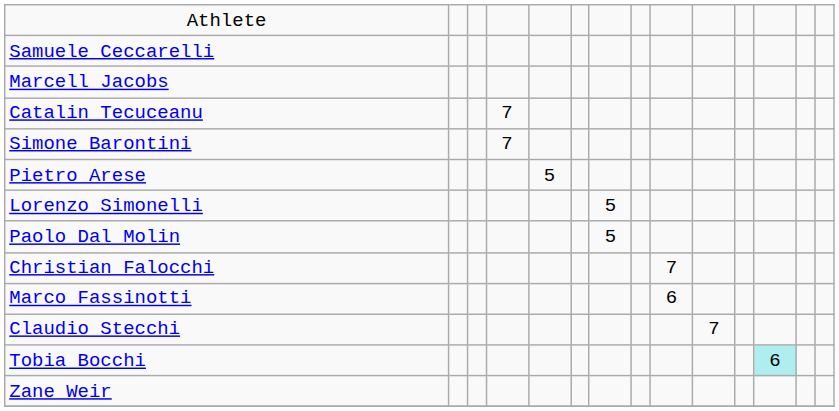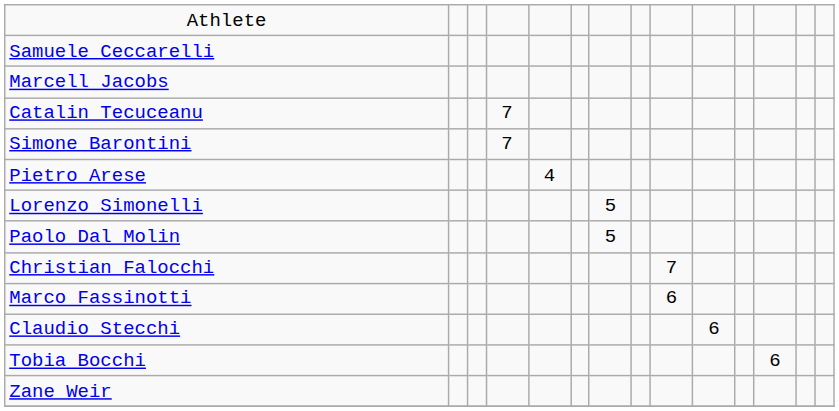(549, 175) 5 -> (549, 175) 4
(714, 330) 7 -> (714, 330) 6
(775, 360) paleturquoise background -> (775, 360) no background
